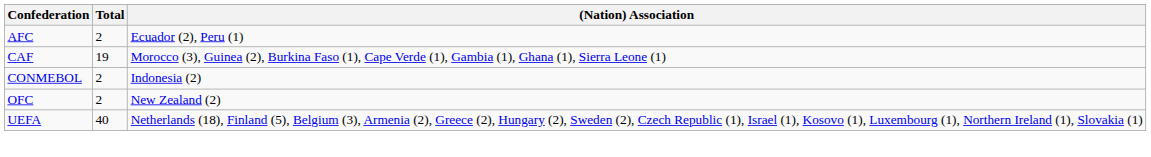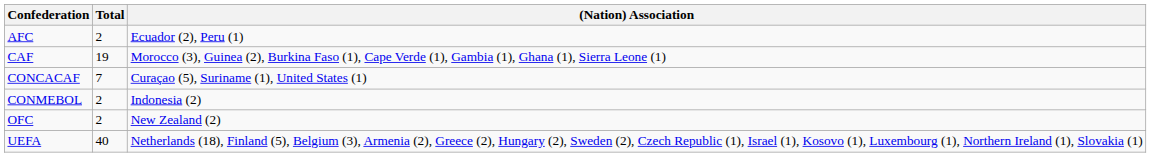+ row: (44, 78)
